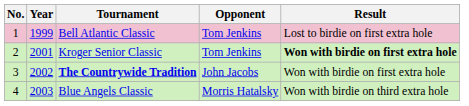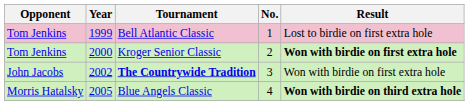columns swapped: (16, 14) <-> (240, 14)
(41, 52) 2001 -> (101, 52) 2000
(41, 91) 2003 -> (101, 91) 2005
(366, 91) normal -> (372, 91) bold
